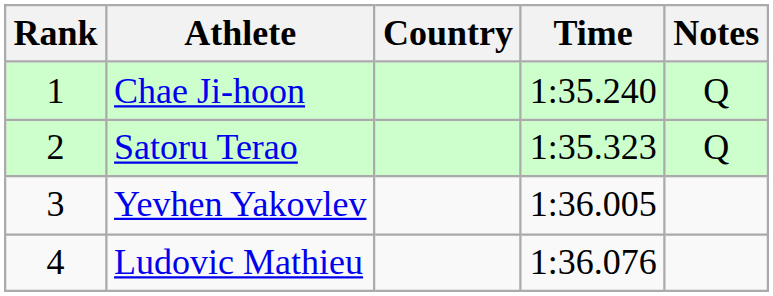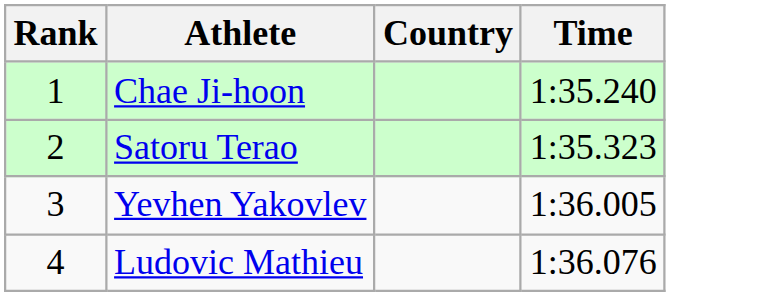- column: (716, 33)
